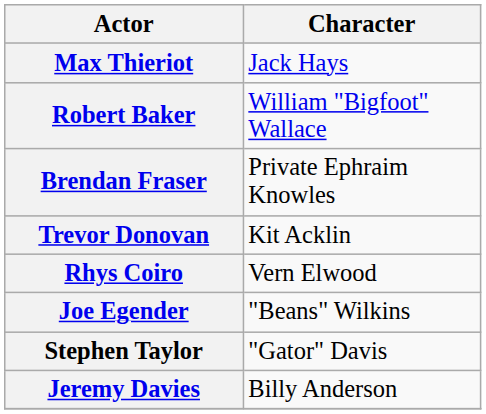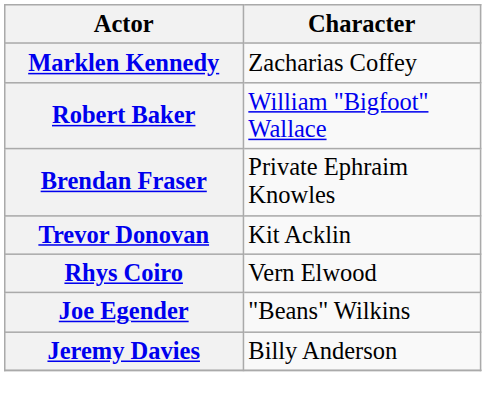- row: (124, 62)
+ row: (124, 62)
- row: (124, 350)
